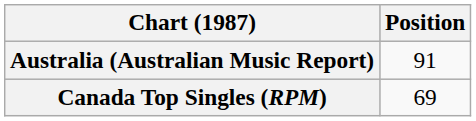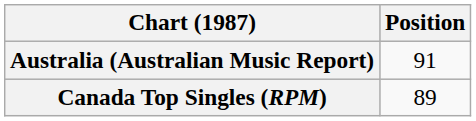(425, 97) 69 -> (425, 97) 89
